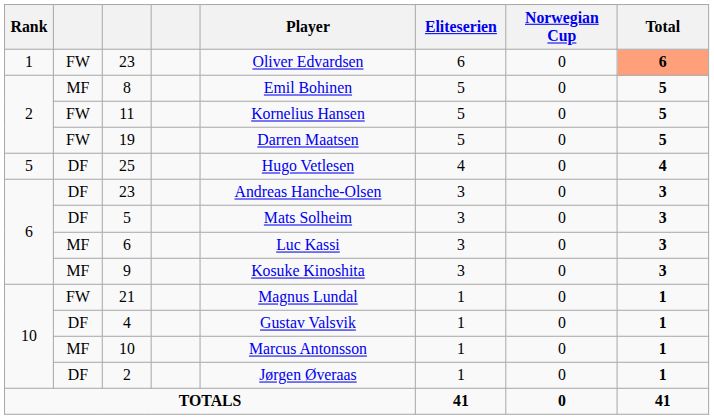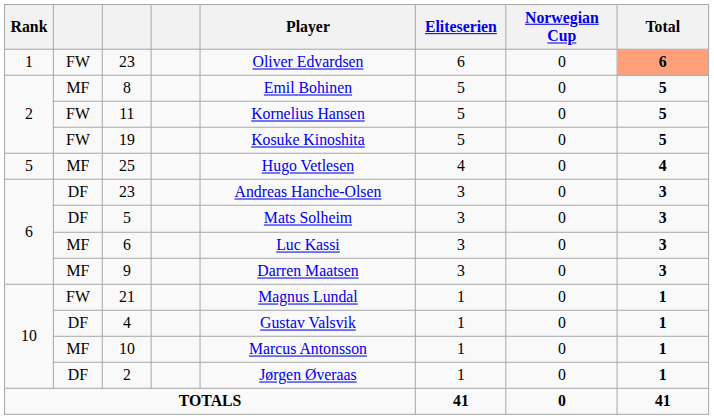(308, 140) Darren Maatsen -> (308, 140) Kosuke Kinoshita
(78, 166) DF -> (78, 166) MF
(308, 271) Kosuke Kinoshita -> (308, 271) Darren Maatsen
